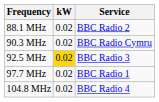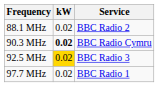(64, 43) normal -> (64, 43) bold
- row: (29, 89)
